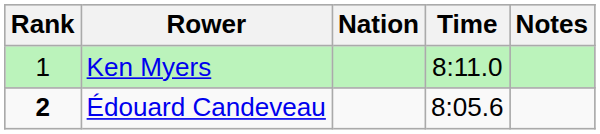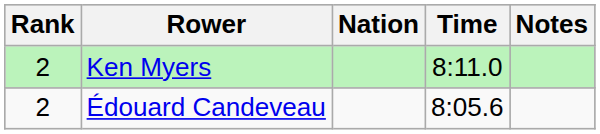(43, 66) 1 -> (43, 66) 2
(43, 107) bold -> (43, 107) normal
